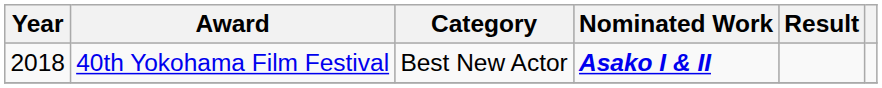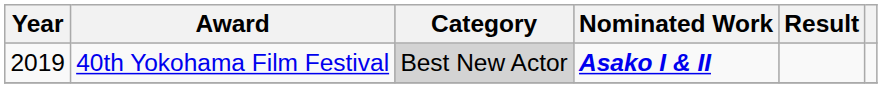(38, 62) 2018 -> (38, 62) 2019
(484, 62) no background -> (484, 62) lightgrey background
